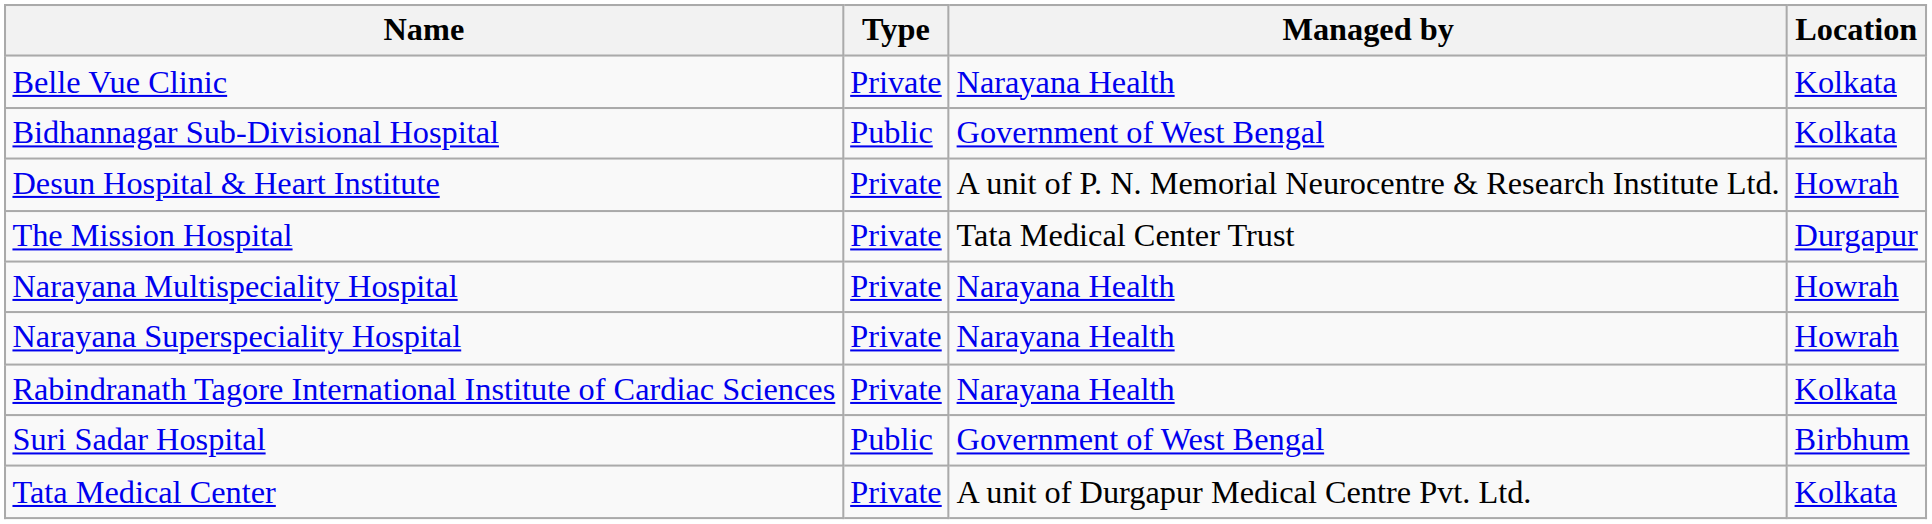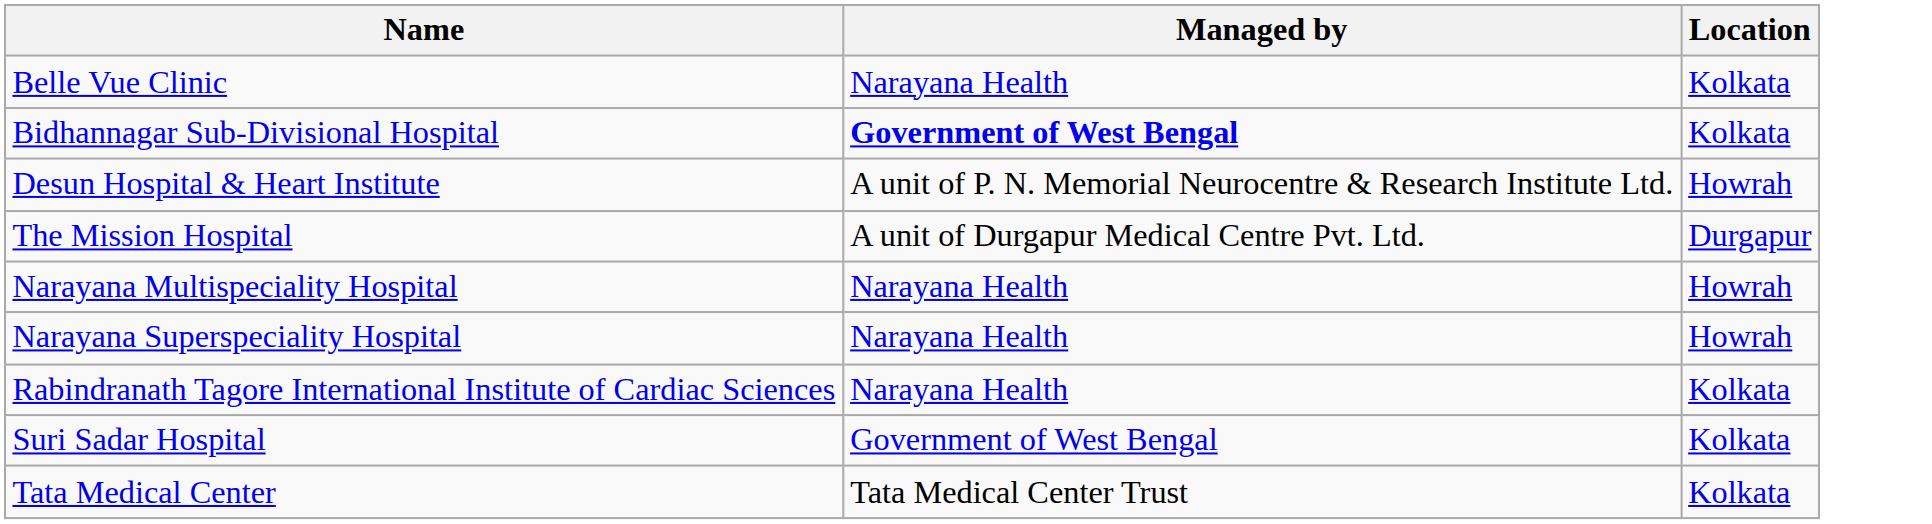- column: (896, 30)
(1140, 132) normal -> (1044, 132) bold
(1126, 235) Tata Medical Center Trust -> (1138, 235) A unit of Durgapur Medical Centre Pvt. Ltd.
(1852, 440) Birbhum -> (1739, 440) Kolkata
(1244, 491) A unit of Durgapur Medical Centre Pvt. Ltd. -> (1019, 491) Tata Medical Center Trust
